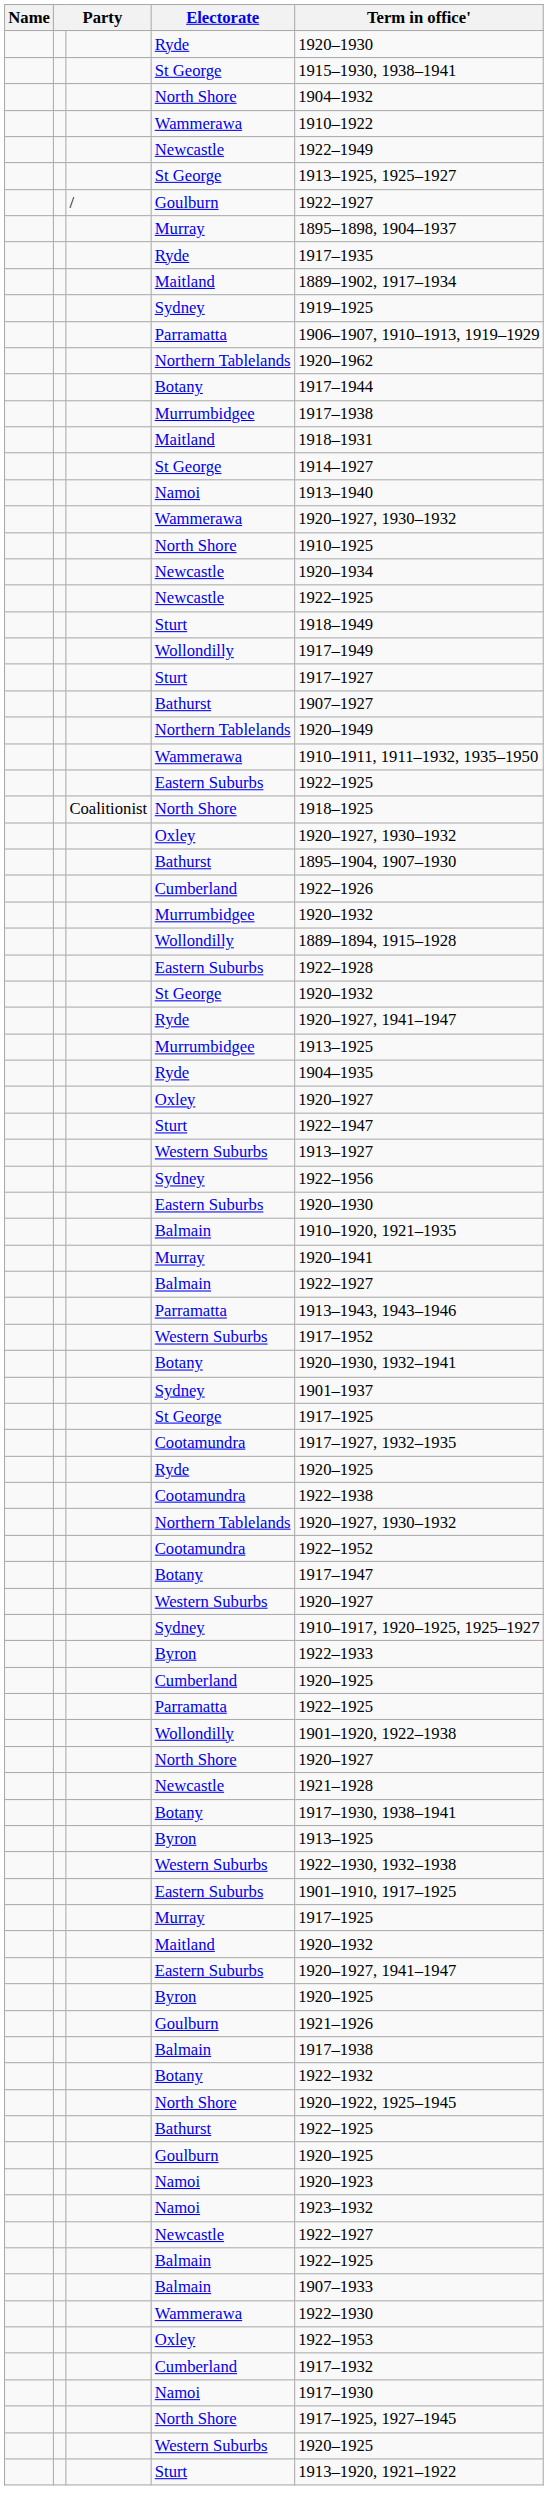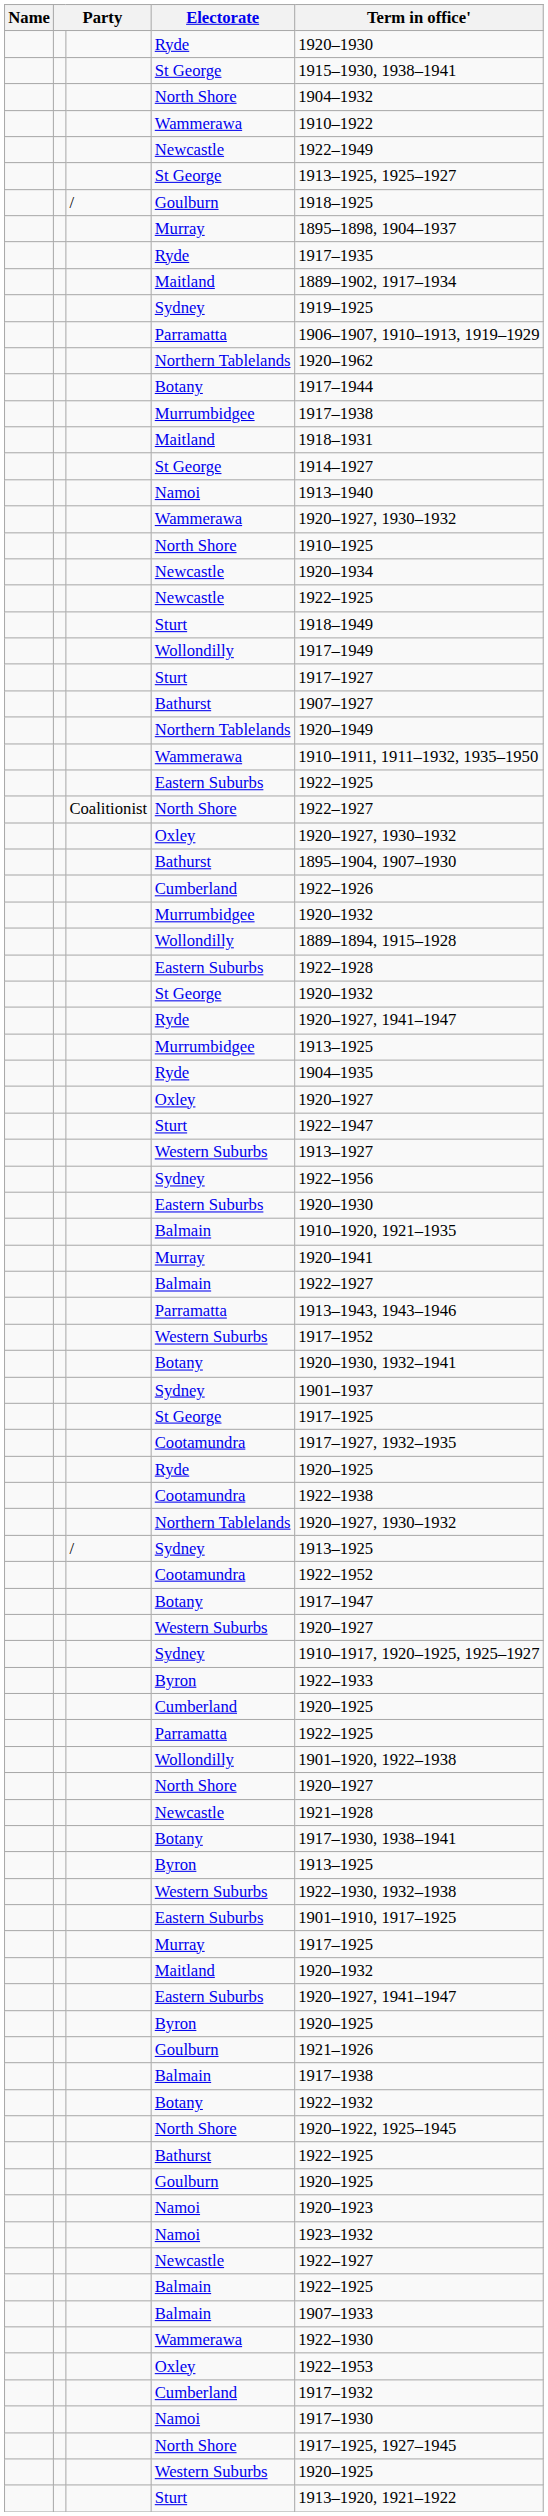(336, 202) 1922–1927 -> (336, 202) 1918–1925
(336, 809) 1918–1925 -> (336, 809) 1922–1927
+ row: (72, 1548)
